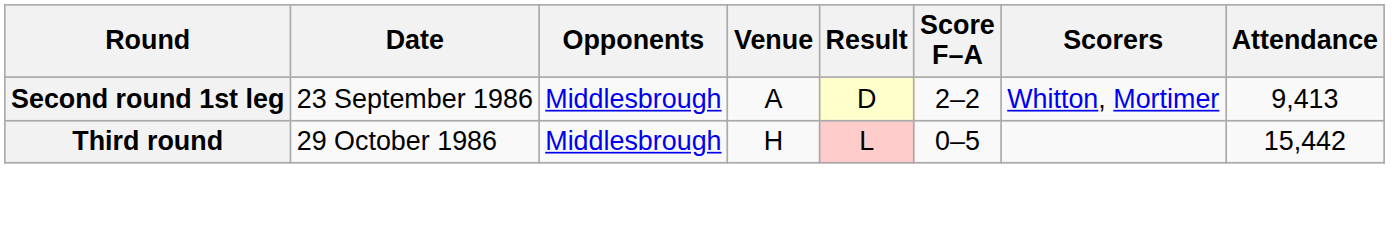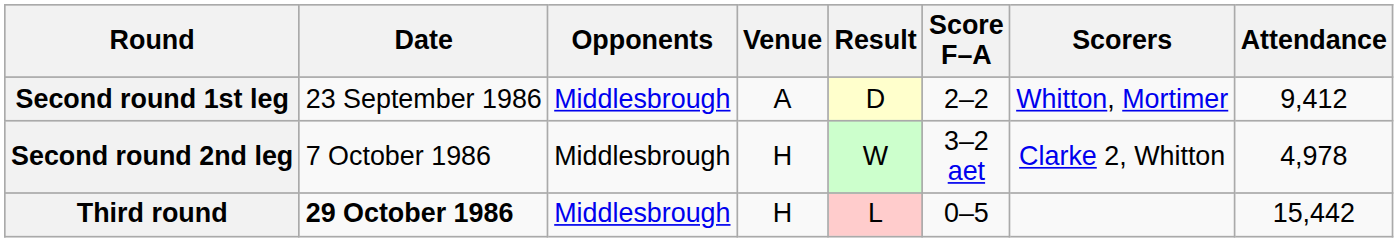(1305, 98) 9,413 -> (1314, 98) 9,412
+ row: (152, 156)
(397, 141) normal -> (410, 214) bold
